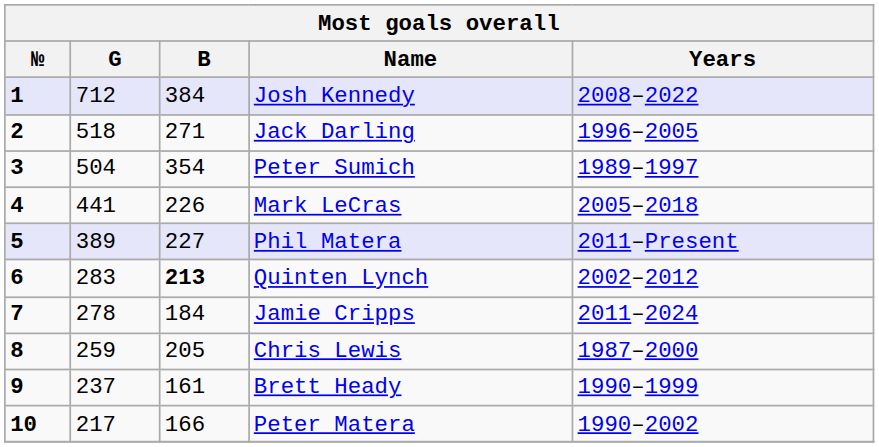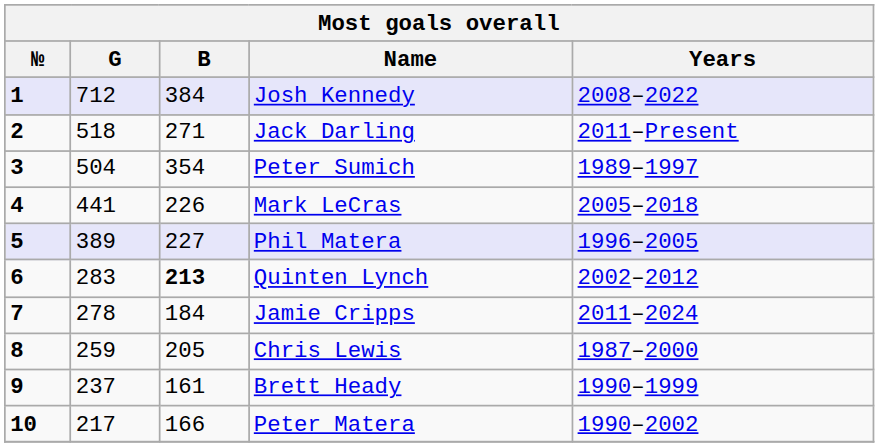(638, 132) 1996–2005 -> (658, 132) 2011–Present
(658, 242) 2011–Present -> (638, 242) 1996–2005
